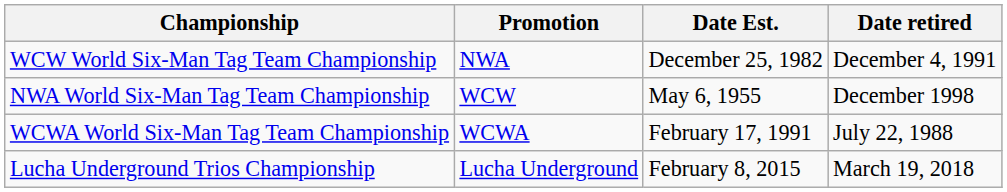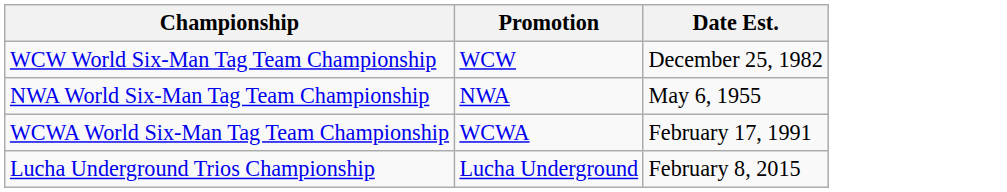- column: (915, 22)
(485, 59) NWA -> (488, 59) WCW
(488, 96) WCW -> (485, 96) NWA
